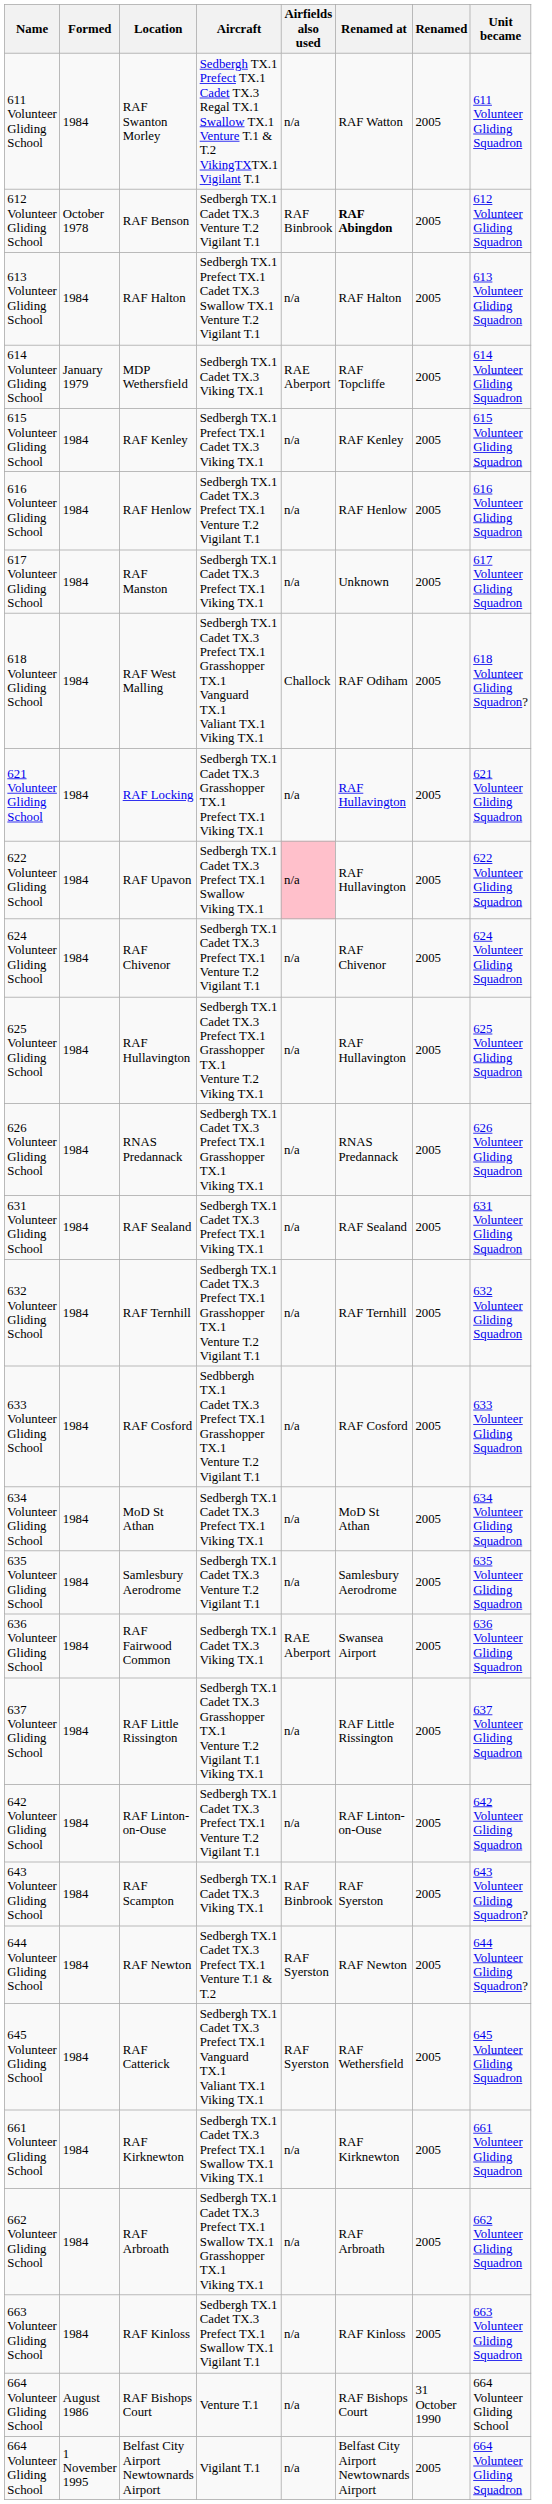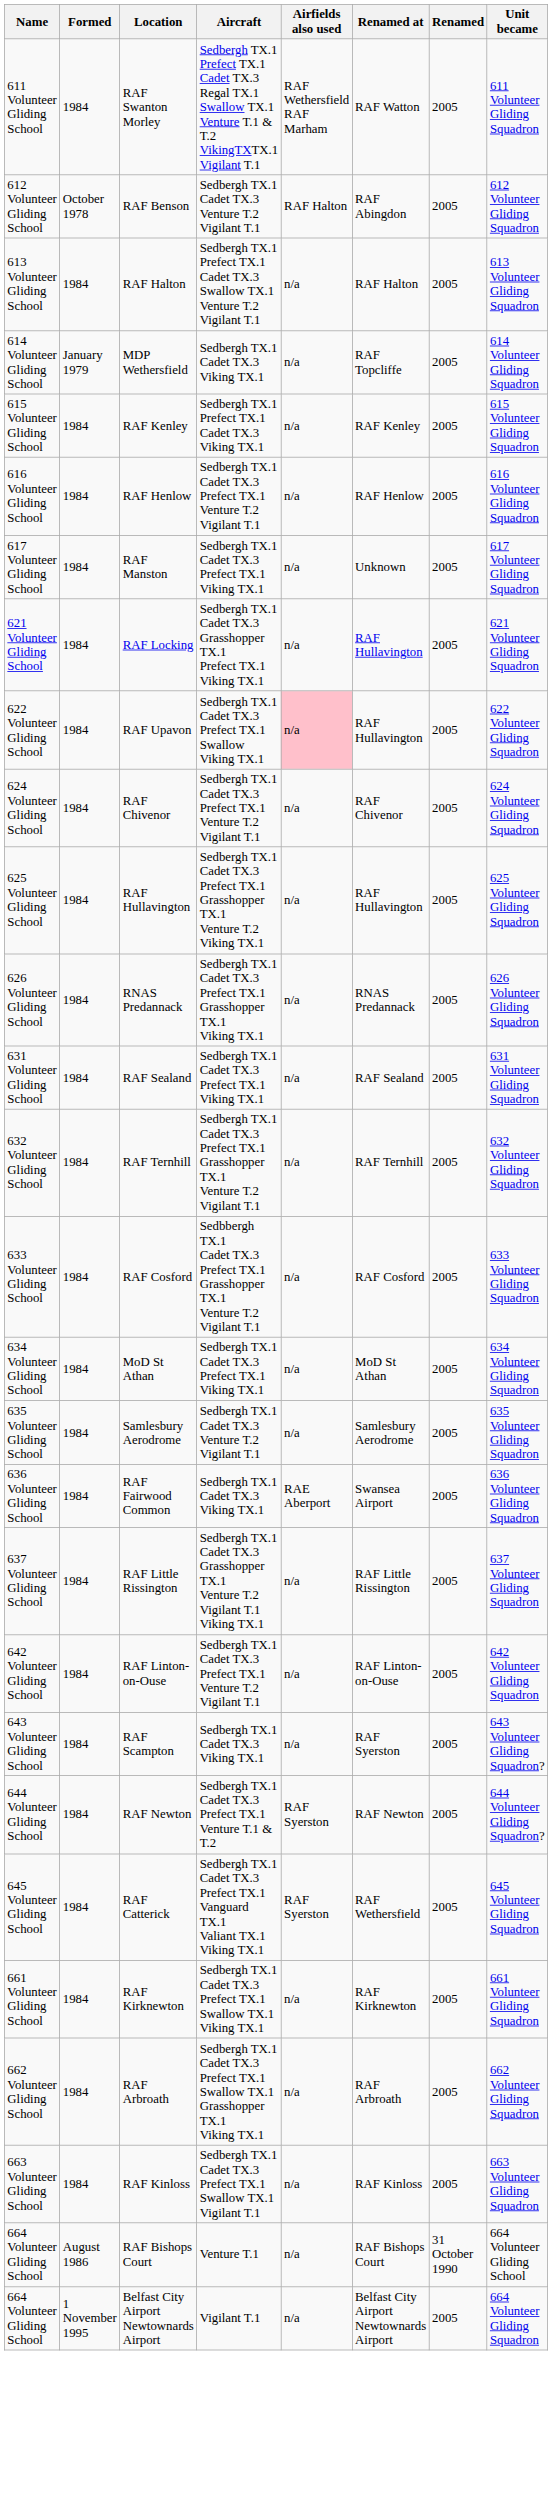(292, 121) n/a -> (317, 106) RAF Wethersfield RAF Marham
(308, 220) RAF Binbrook -> (316, 206) RAF Halton
(365, 220) bold -> (381, 206) normal
(307, 376) RAE Aberport -> (292, 362) n/a
- row: (149, 681)
(308, 1894) RAF Binbrook -> (292, 1744) n/a
